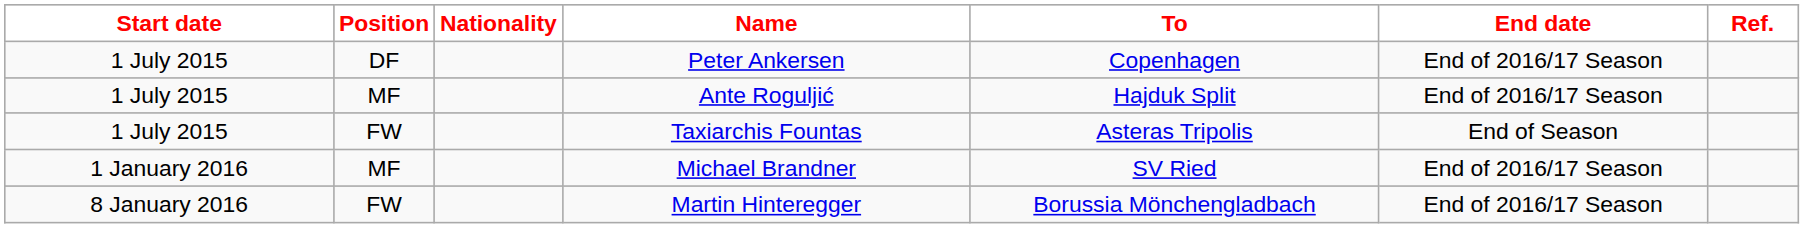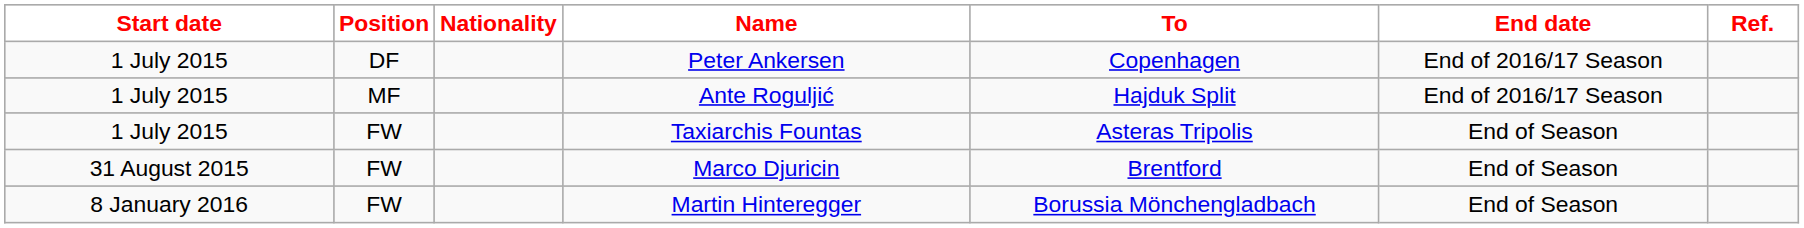+ row: (766, 168)
- row: (766, 168)
(1543, 204) End of 2016/17 Season -> (1543, 204) End of Season
